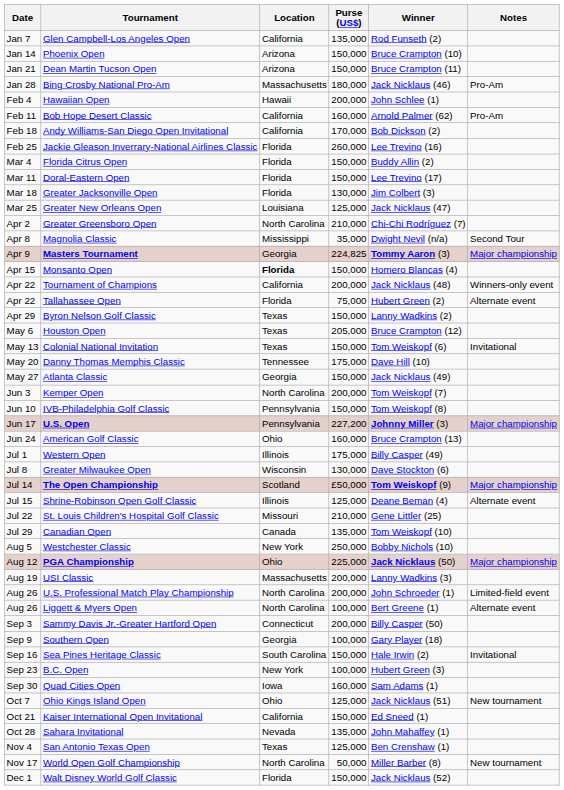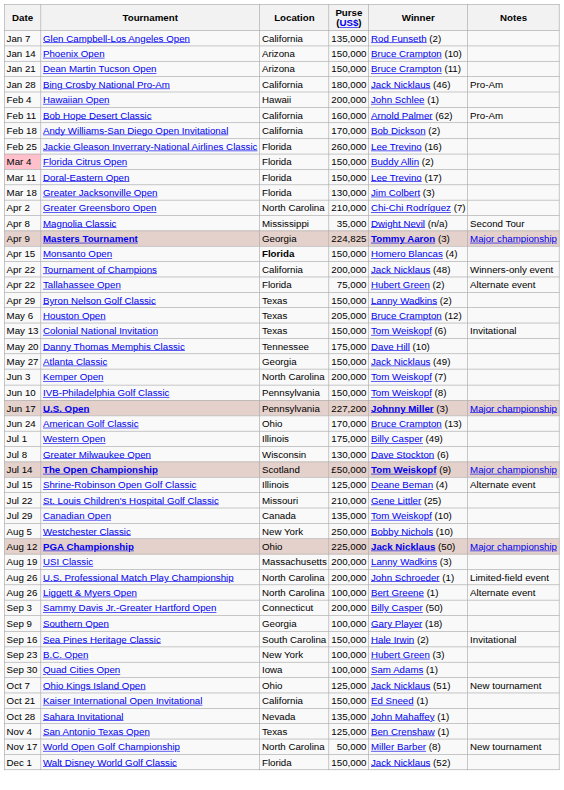(294, 85) Massachusetts -> (282, 85) California
(19, 162) no background -> (19, 162) pink background
- row: (102, 208)
(349, 439) 160,000 -> (349, 423) 170,000
(349, 685) 160,000 -> (349, 670) 100,000
